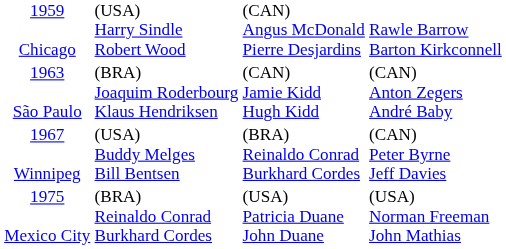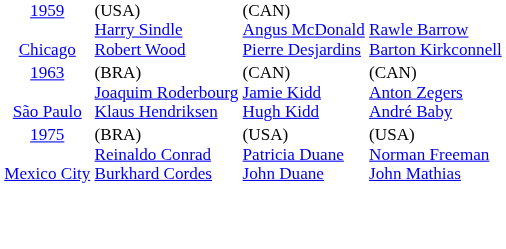- row: (47, 154)
